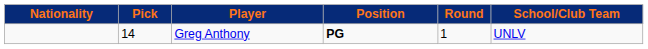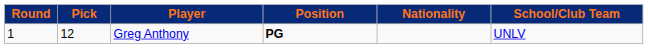columns swapped: (464, 14) <-> (61, 14)
(128, 33) 14 -> (67, 33) 12
